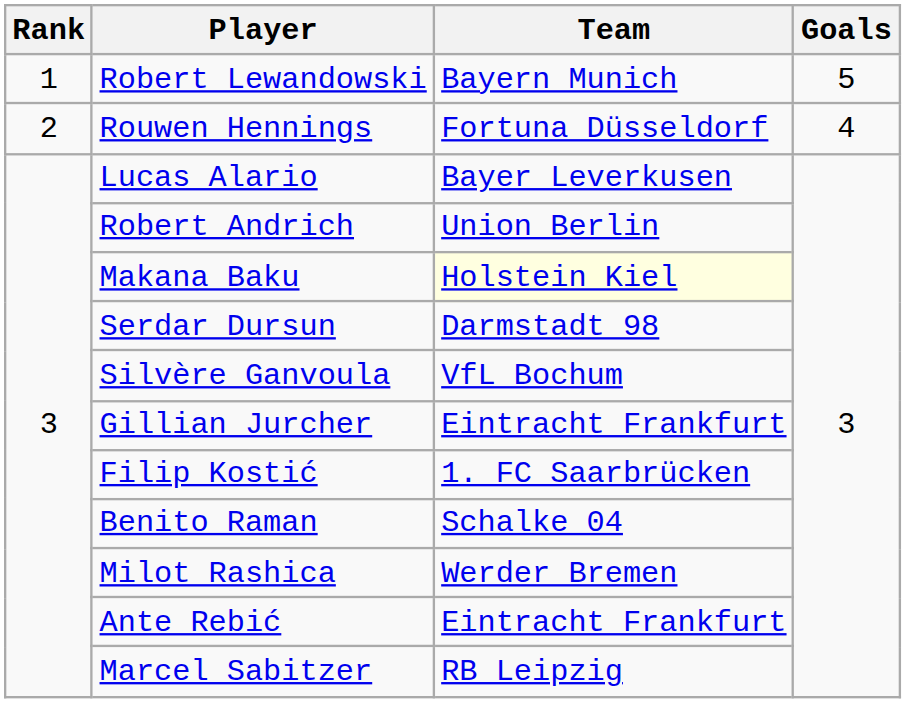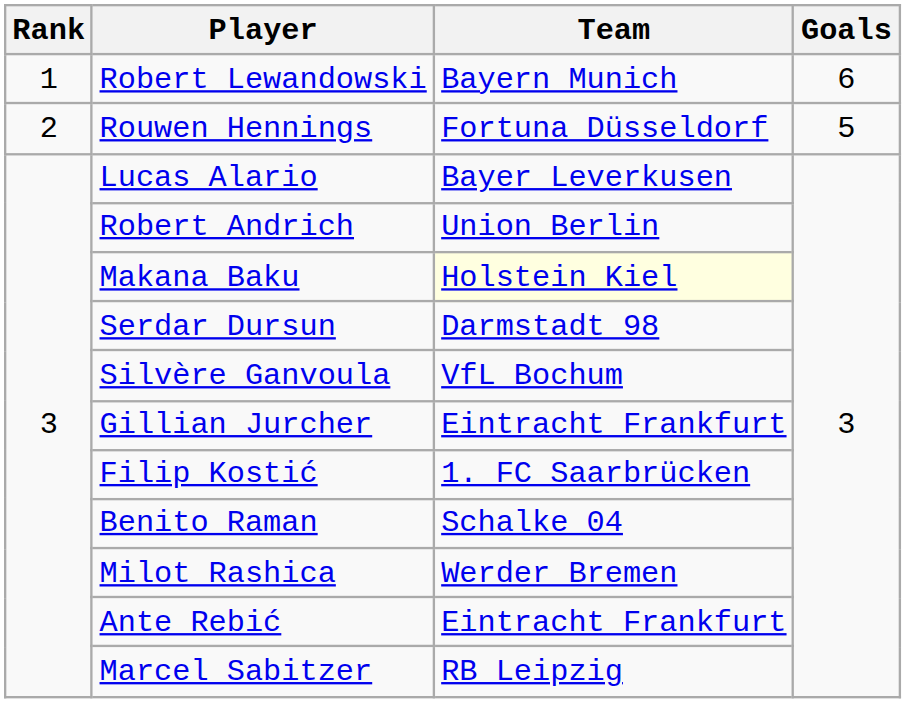(846, 79) 5 -> (846, 79) 6
(846, 129) 4 -> (846, 129) 5
